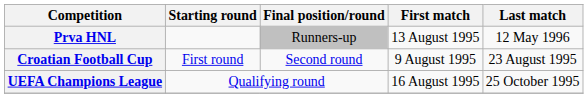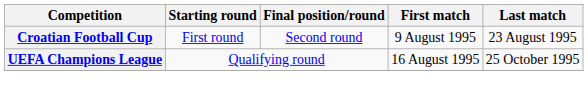- row: (85, 37)
